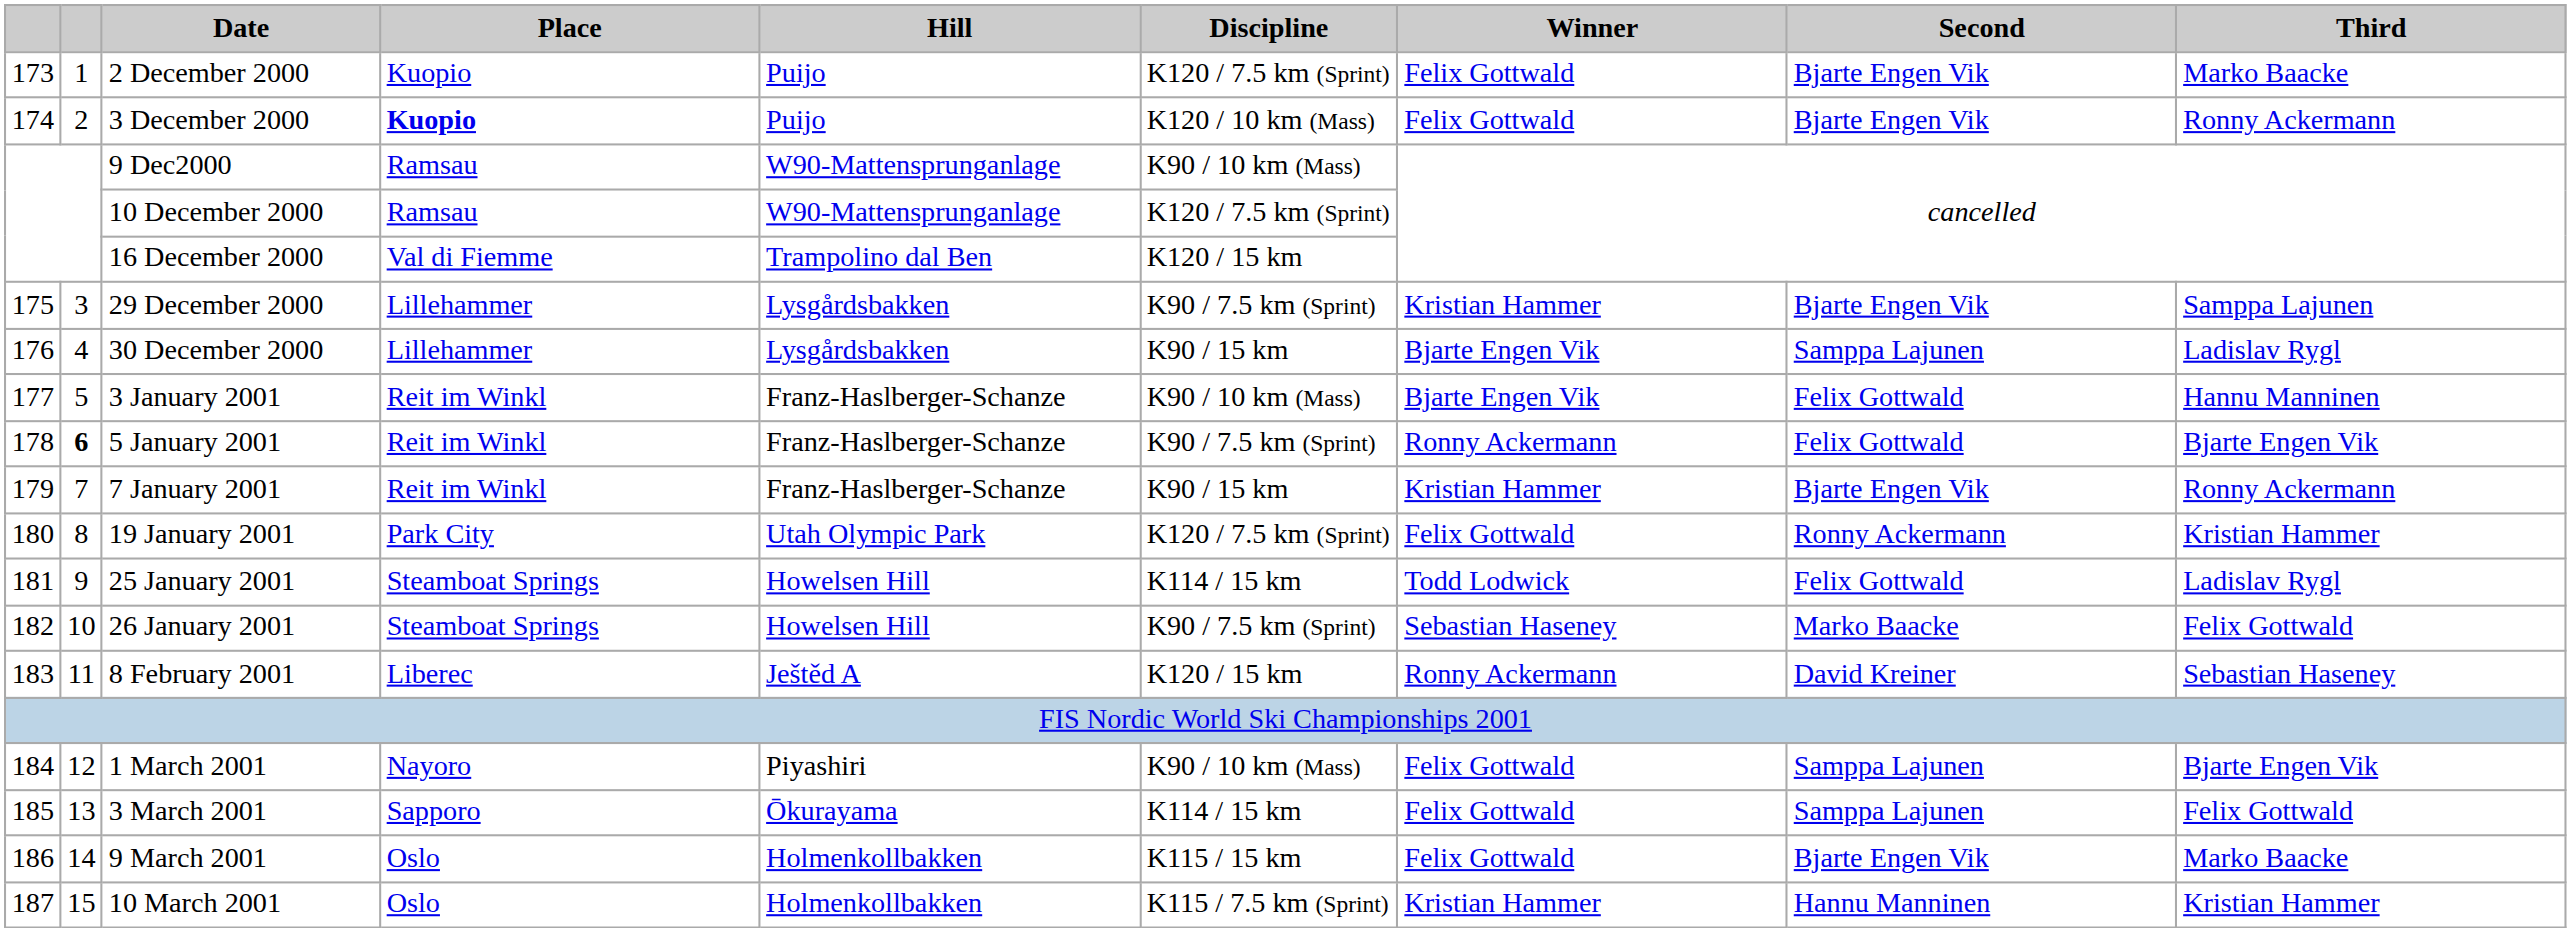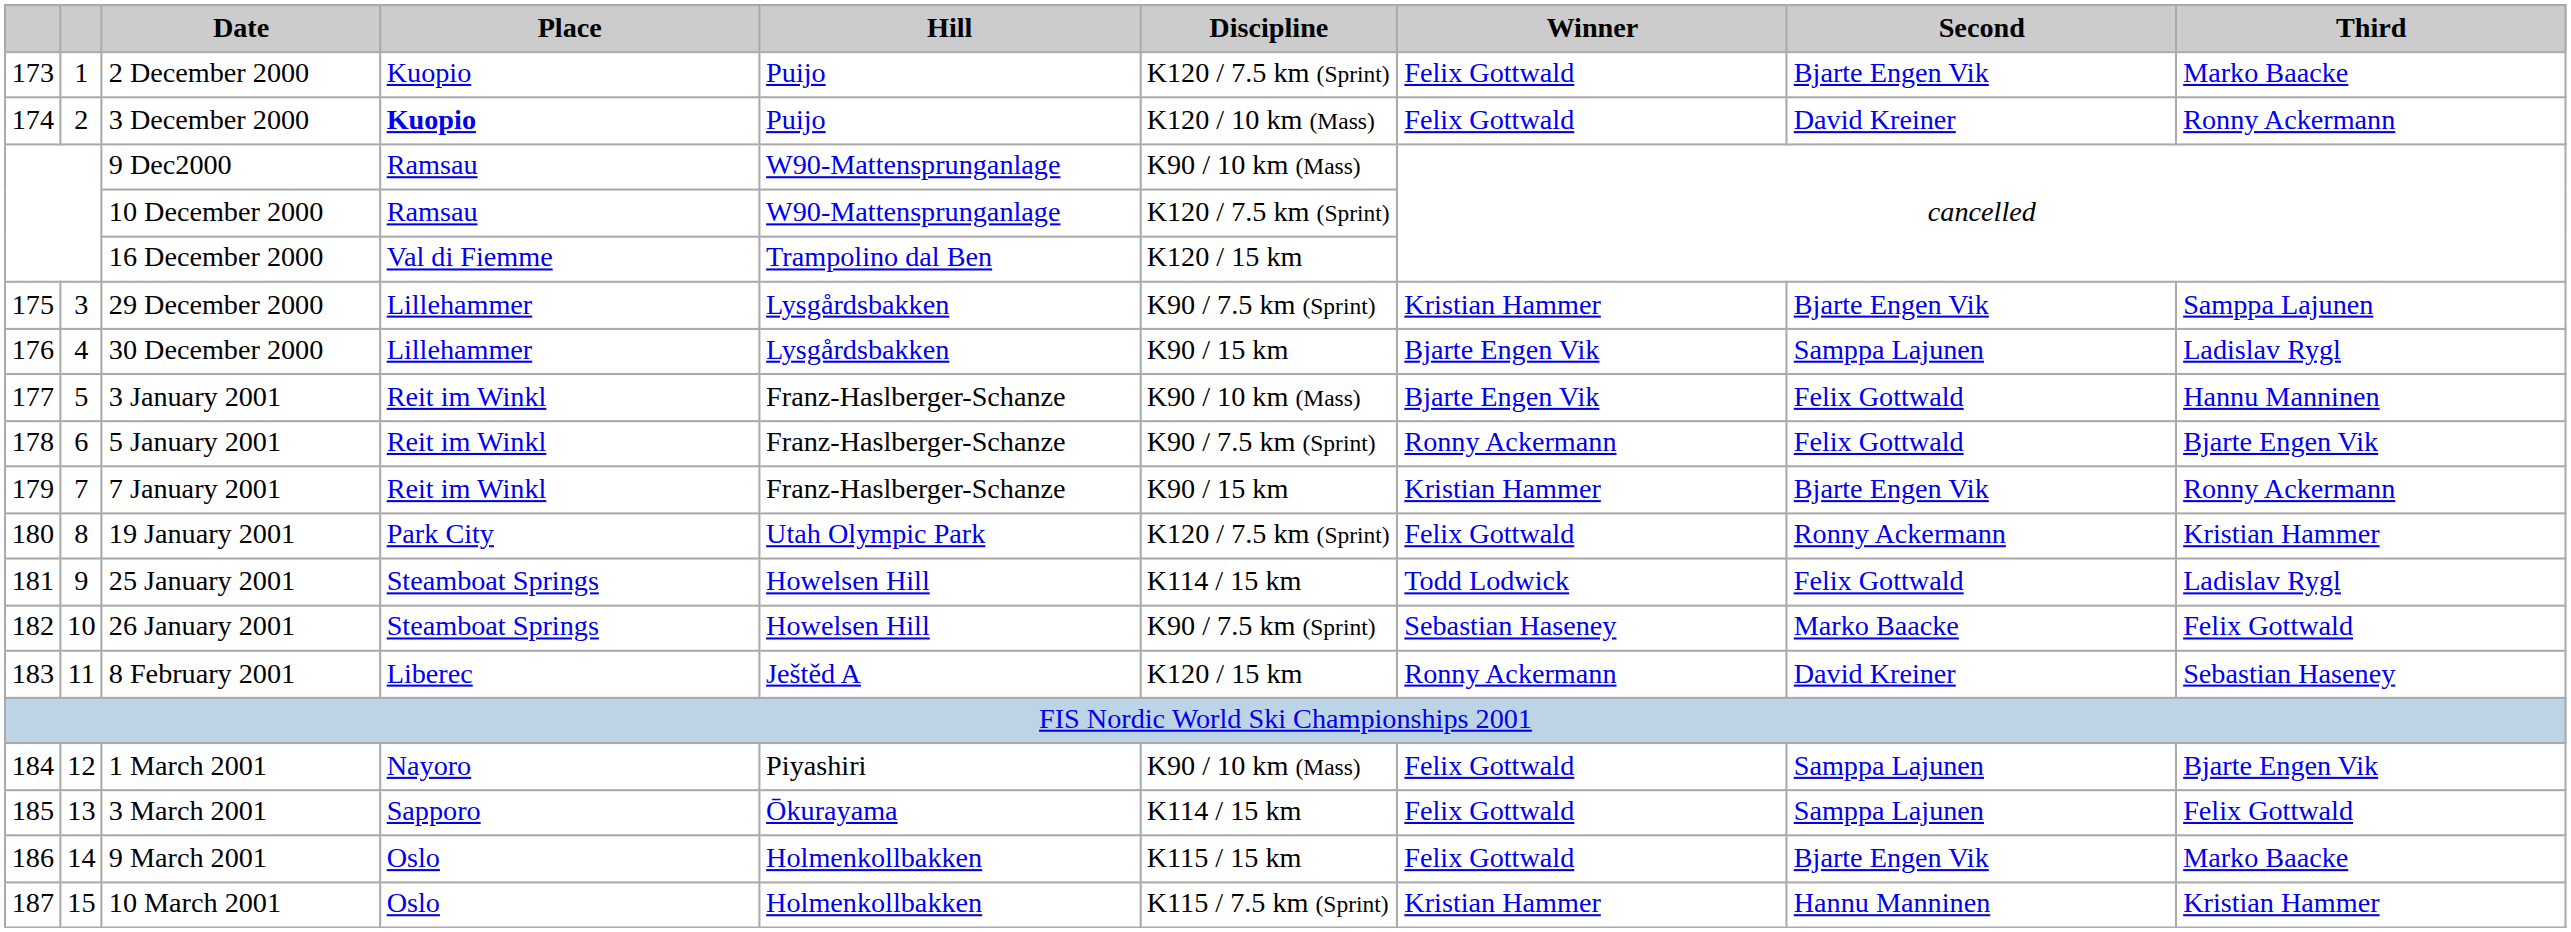(1891, 119) Bjarte Engen Vik -> (1875, 119) David Kreiner
(81, 442) bold -> (81, 442) normal
